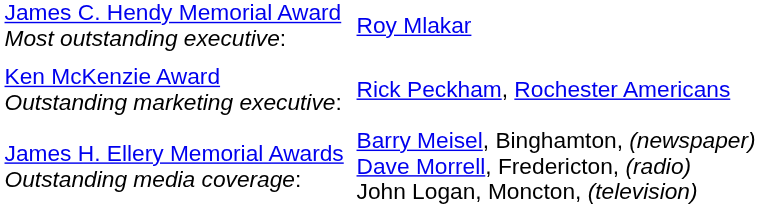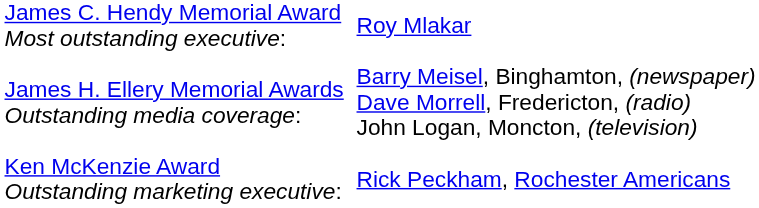rows swapped: (174, 166) <-> (173, 89)
